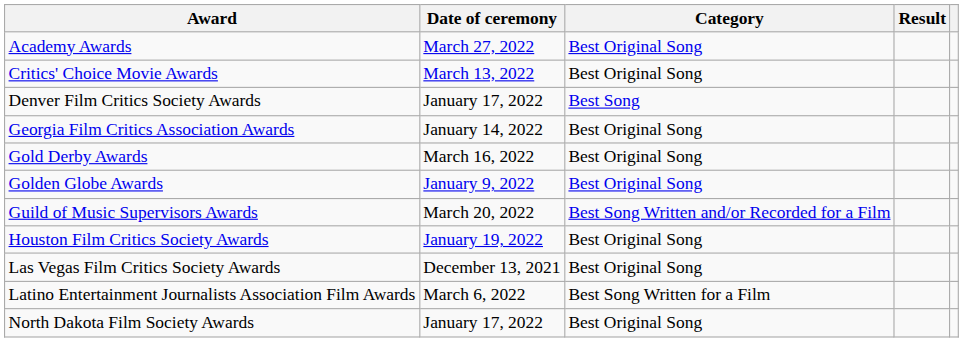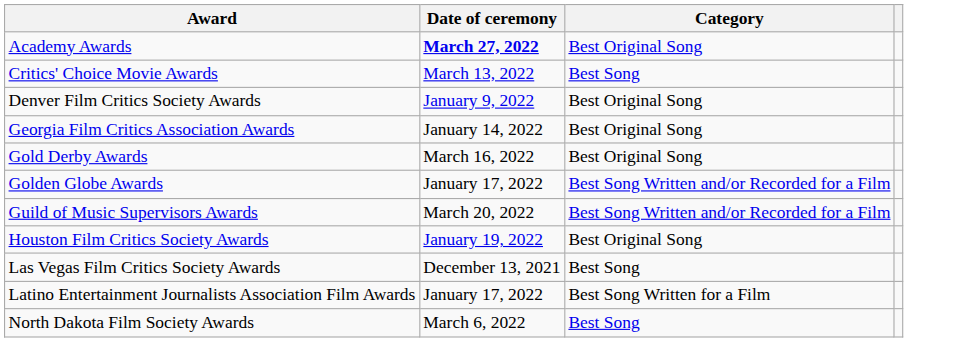- column: (922, 18)
(479, 45) normal -> (481, 45) bold
(635, 73) Best Original Song -> (604, 73) Best Song
(483, 101) January 17, 2022 -> (479, 101) January 9, 2022
(604, 101) Best Song -> (635, 101) Best Original Song
(479, 184) January 9, 2022 -> (483, 184) January 17, 2022
(635, 184) Best Original Song -> (729, 184) Best Song Written and/or Recorded for a Film
(635, 267) Best Original Song -> (604, 267) Best Song
(474, 294) March 6, 2022 -> (483, 294) January 17, 2022
(483, 322) January 17, 2022 -> (474, 322) March 6, 2022
(635, 322) Best Original Song -> (604, 322) Best Song
